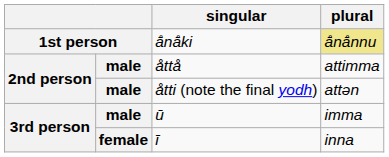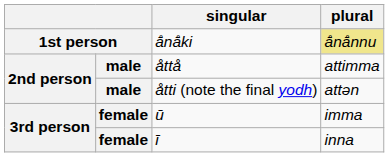(123, 115) male -> (123, 115) female
